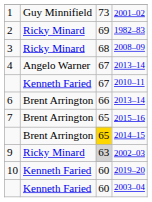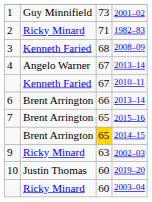(104, 30) 69 -> (104, 30) 71
(54, 48) Ricky Minard -> (57, 48) Kenneth Faried
(104, 153) lightgrey background -> (104, 153) no background
(57, 170) Kenneth Faried -> (55, 170) Justin Thomas
(57, 188) Kenneth Faried -> (54, 188) Ricky Minard
